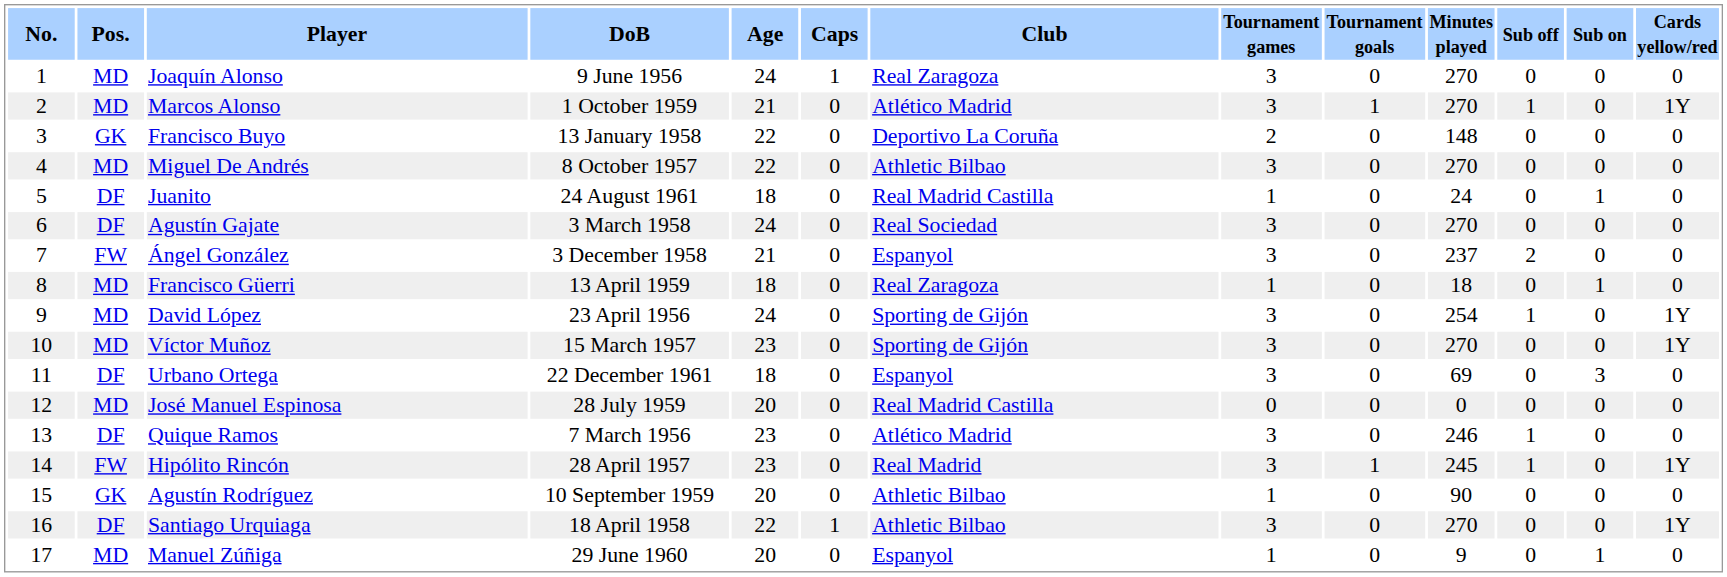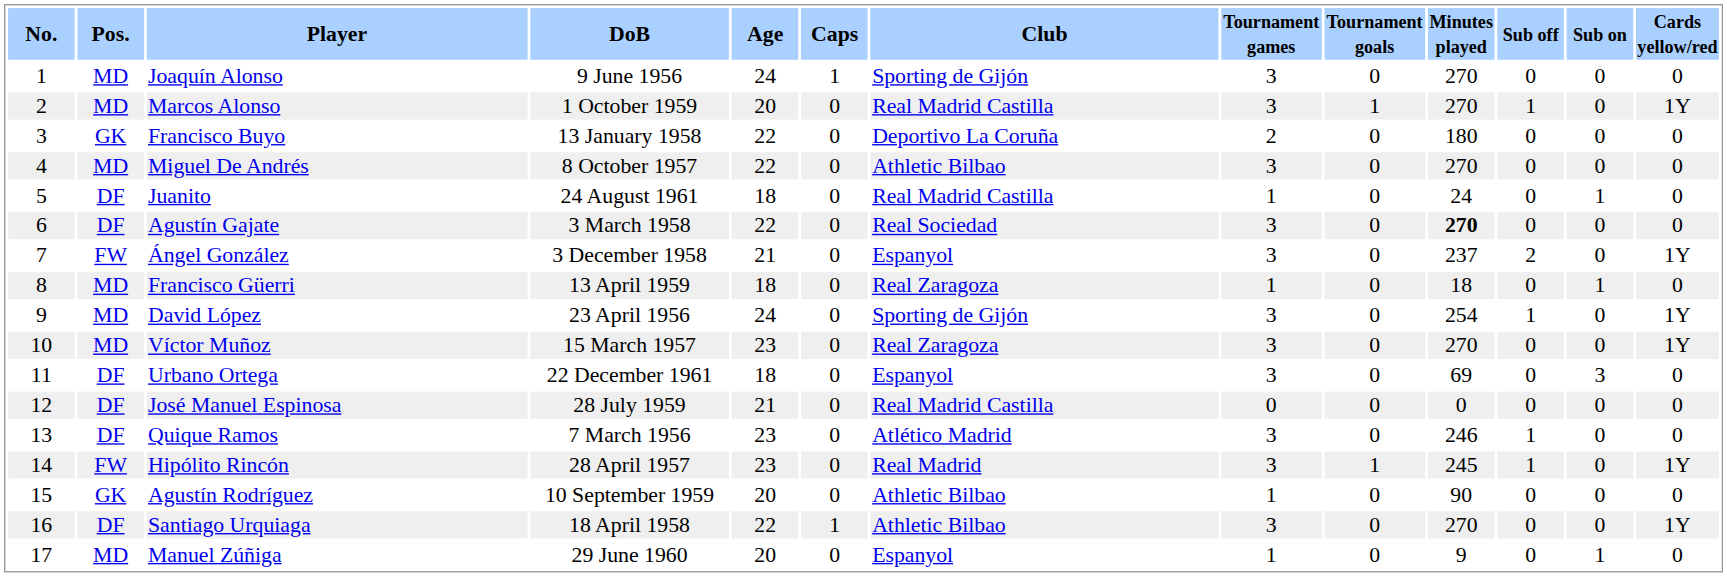(935, 75) Real Zaragoza -> (950, 75) Sporting de Gijón
(765, 105) 21 -> (765, 105) 20
(942, 105) Atlético Madrid -> (963, 105) Real Madrid Castilla
(1461, 135) 148 -> (1461, 135) 180
(765, 225) 24 -> (765, 225) 22
(1461, 225) normal -> (1461, 225) bold
(1677, 255) 0 -> (1677, 255) 1Y
(950, 345) Sporting de Gijón -> (935, 345) Real Zaragoza
(111, 405) MD -> (111, 405) DF
(765, 405) 20 -> (765, 405) 21
